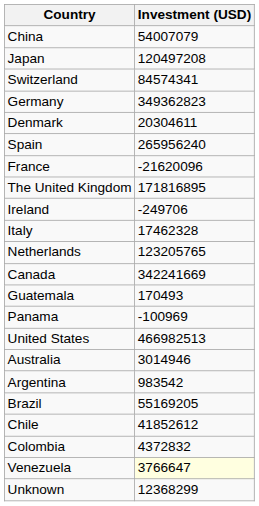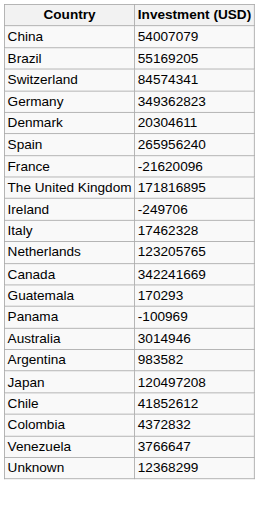rows swapped: (26, 58) <-> (25, 403)
(160, 295) 170493 -> (160, 295) 170293
- row: (48, 338)
(160, 381) 983542 -> (160, 360) 983582
(164, 468) lightyellow background -> (164, 446) no background
